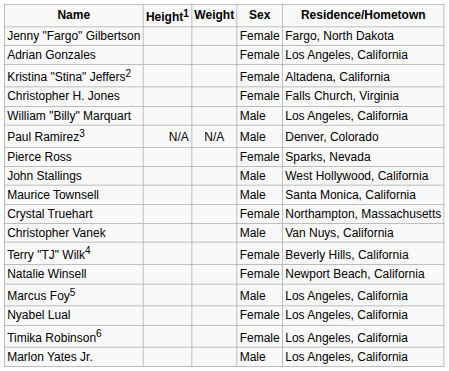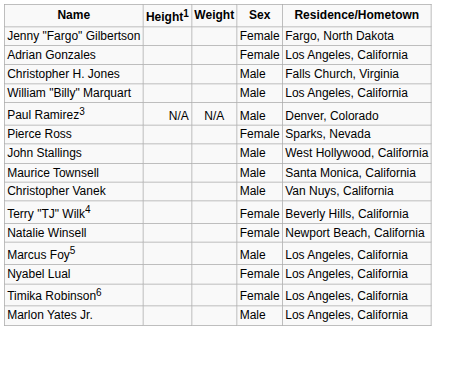- row: (69, 75)
(260, 96) Female -> (253, 74) Male
- row: (50, 214)
